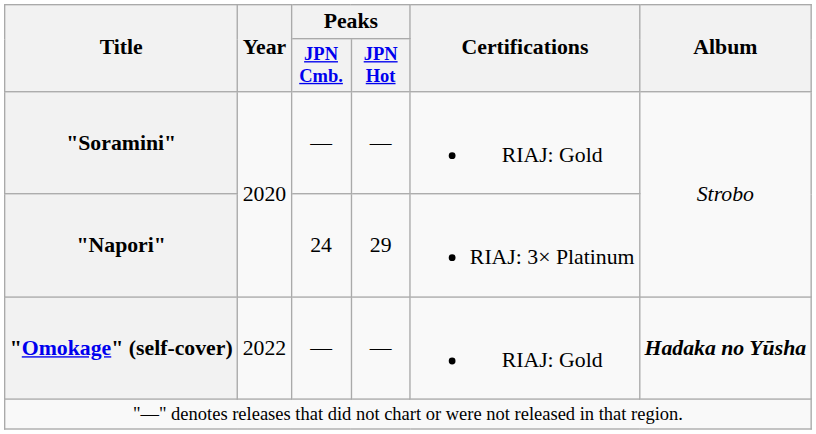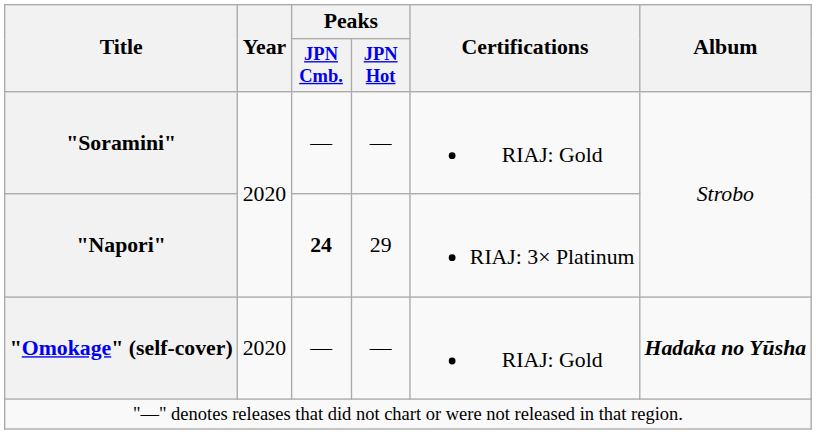(321, 245) normal -> (321, 245) bold
(264, 347) 2022 -> (264, 347) 2020
